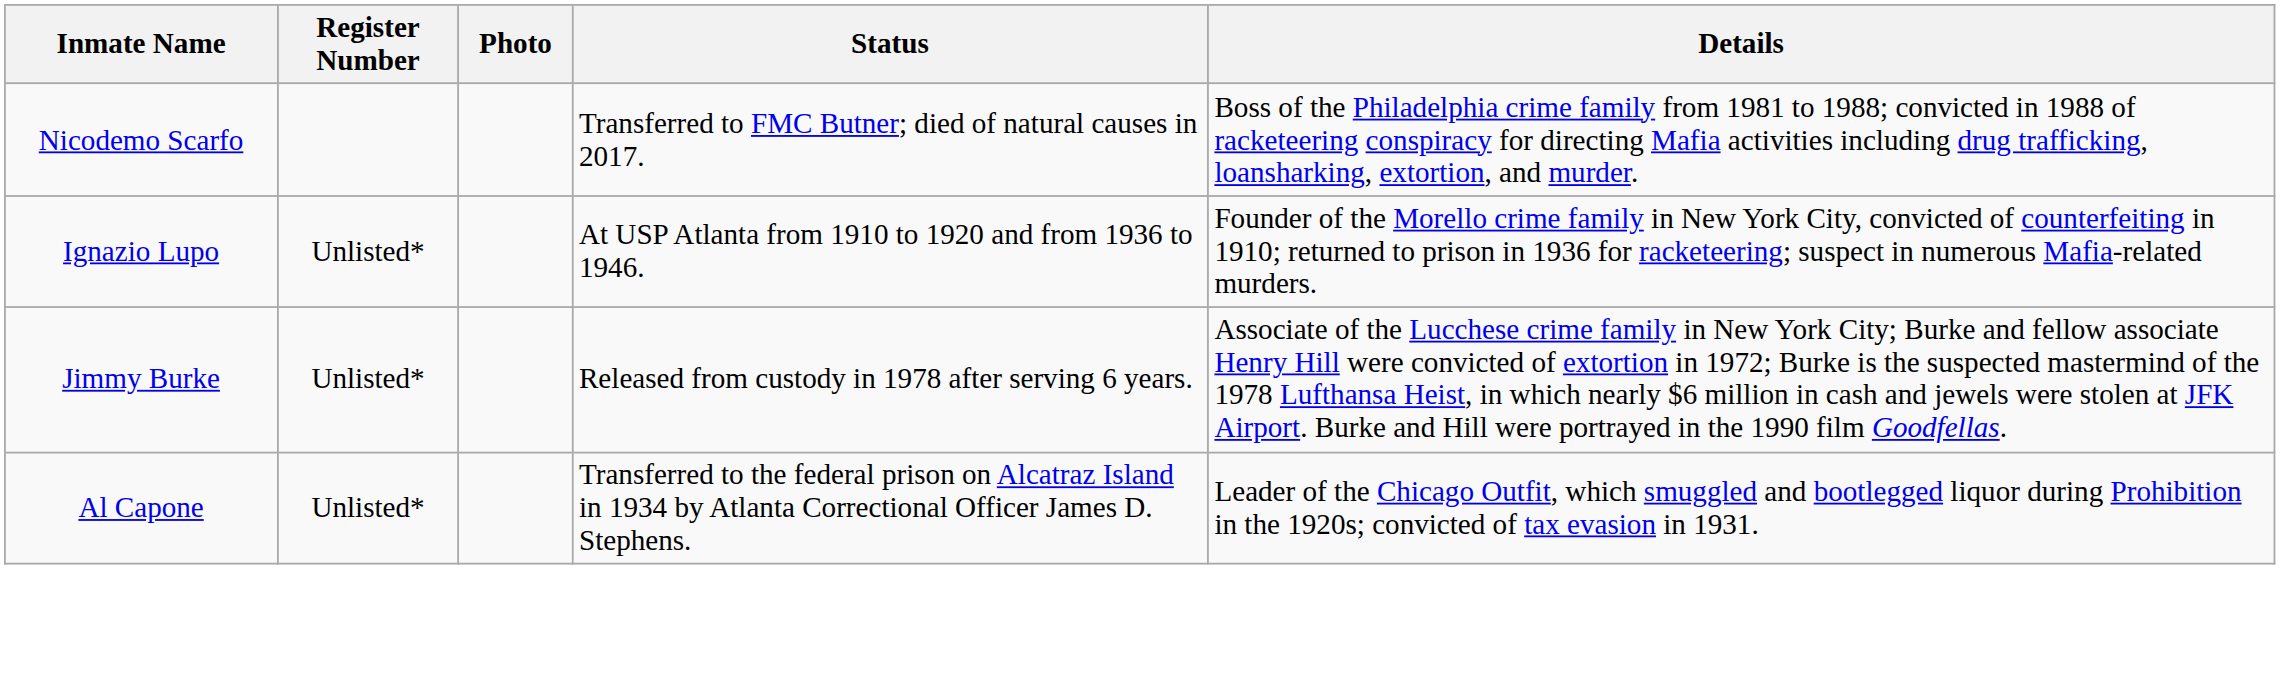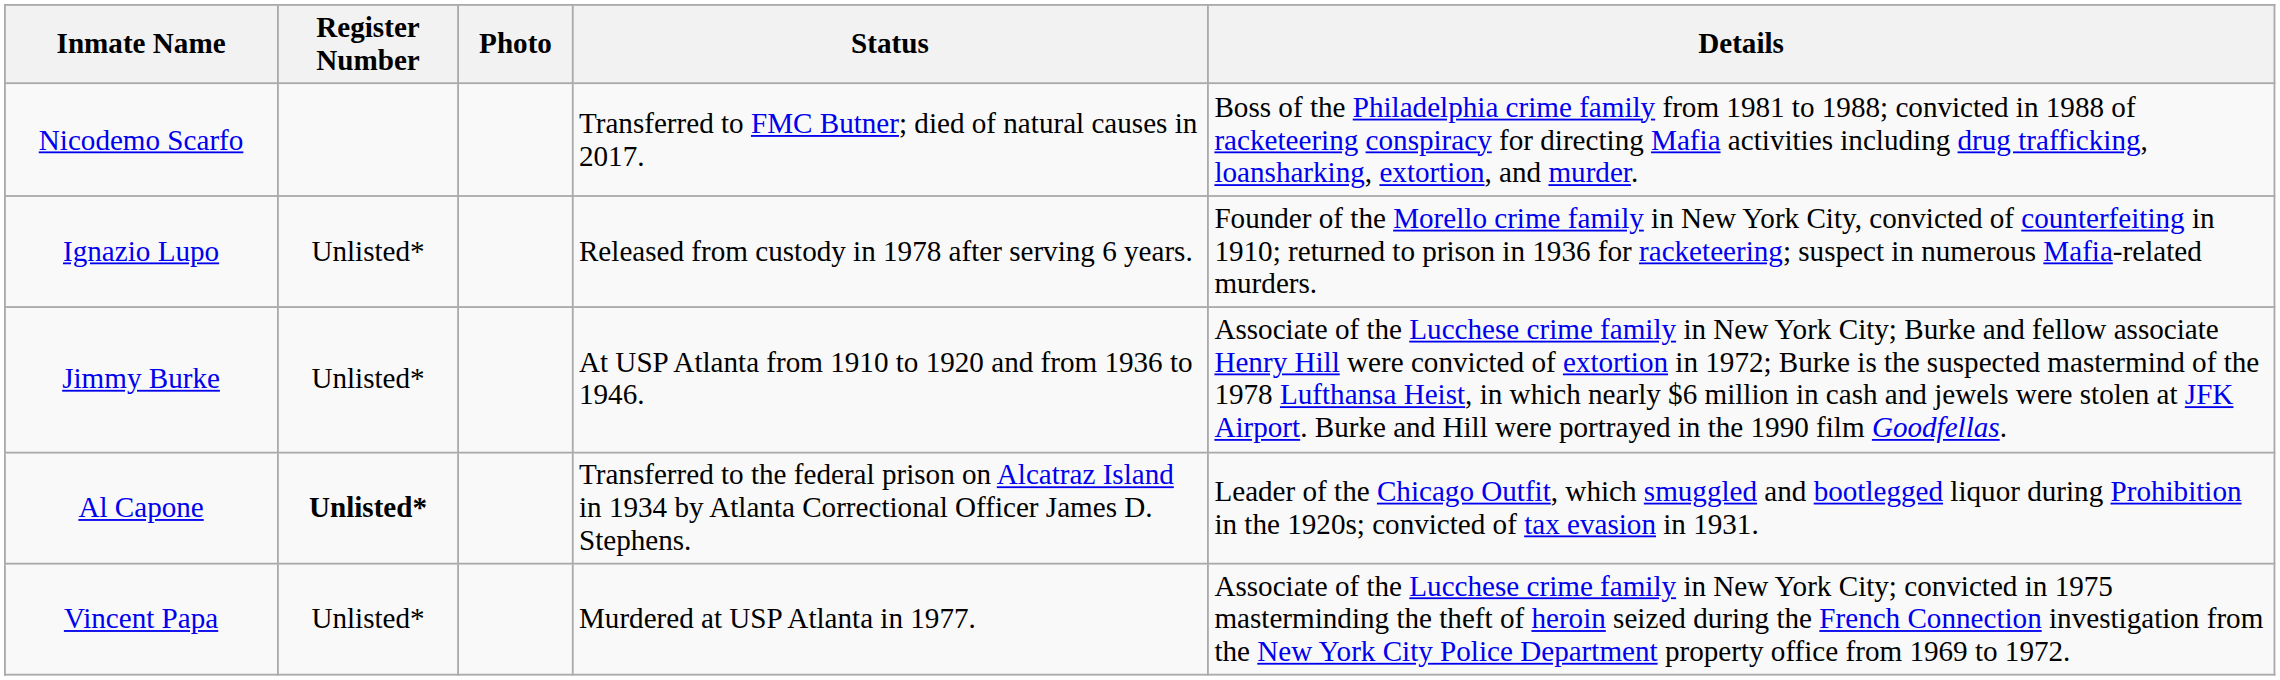(886, 250) At USP Atlanta from 1910 to 1920 and from 1936 to 1946. -> (886, 250) Released from custody in 1978 after serving 6 years.
(886, 379) Released from custody in 1978 after serving 6 years. -> (886, 379) At USP Atlanta from 1910 to 1920 and from 1936 to 1946.
(368, 507) normal -> (368, 507) bold
+ row: (141, 618)
